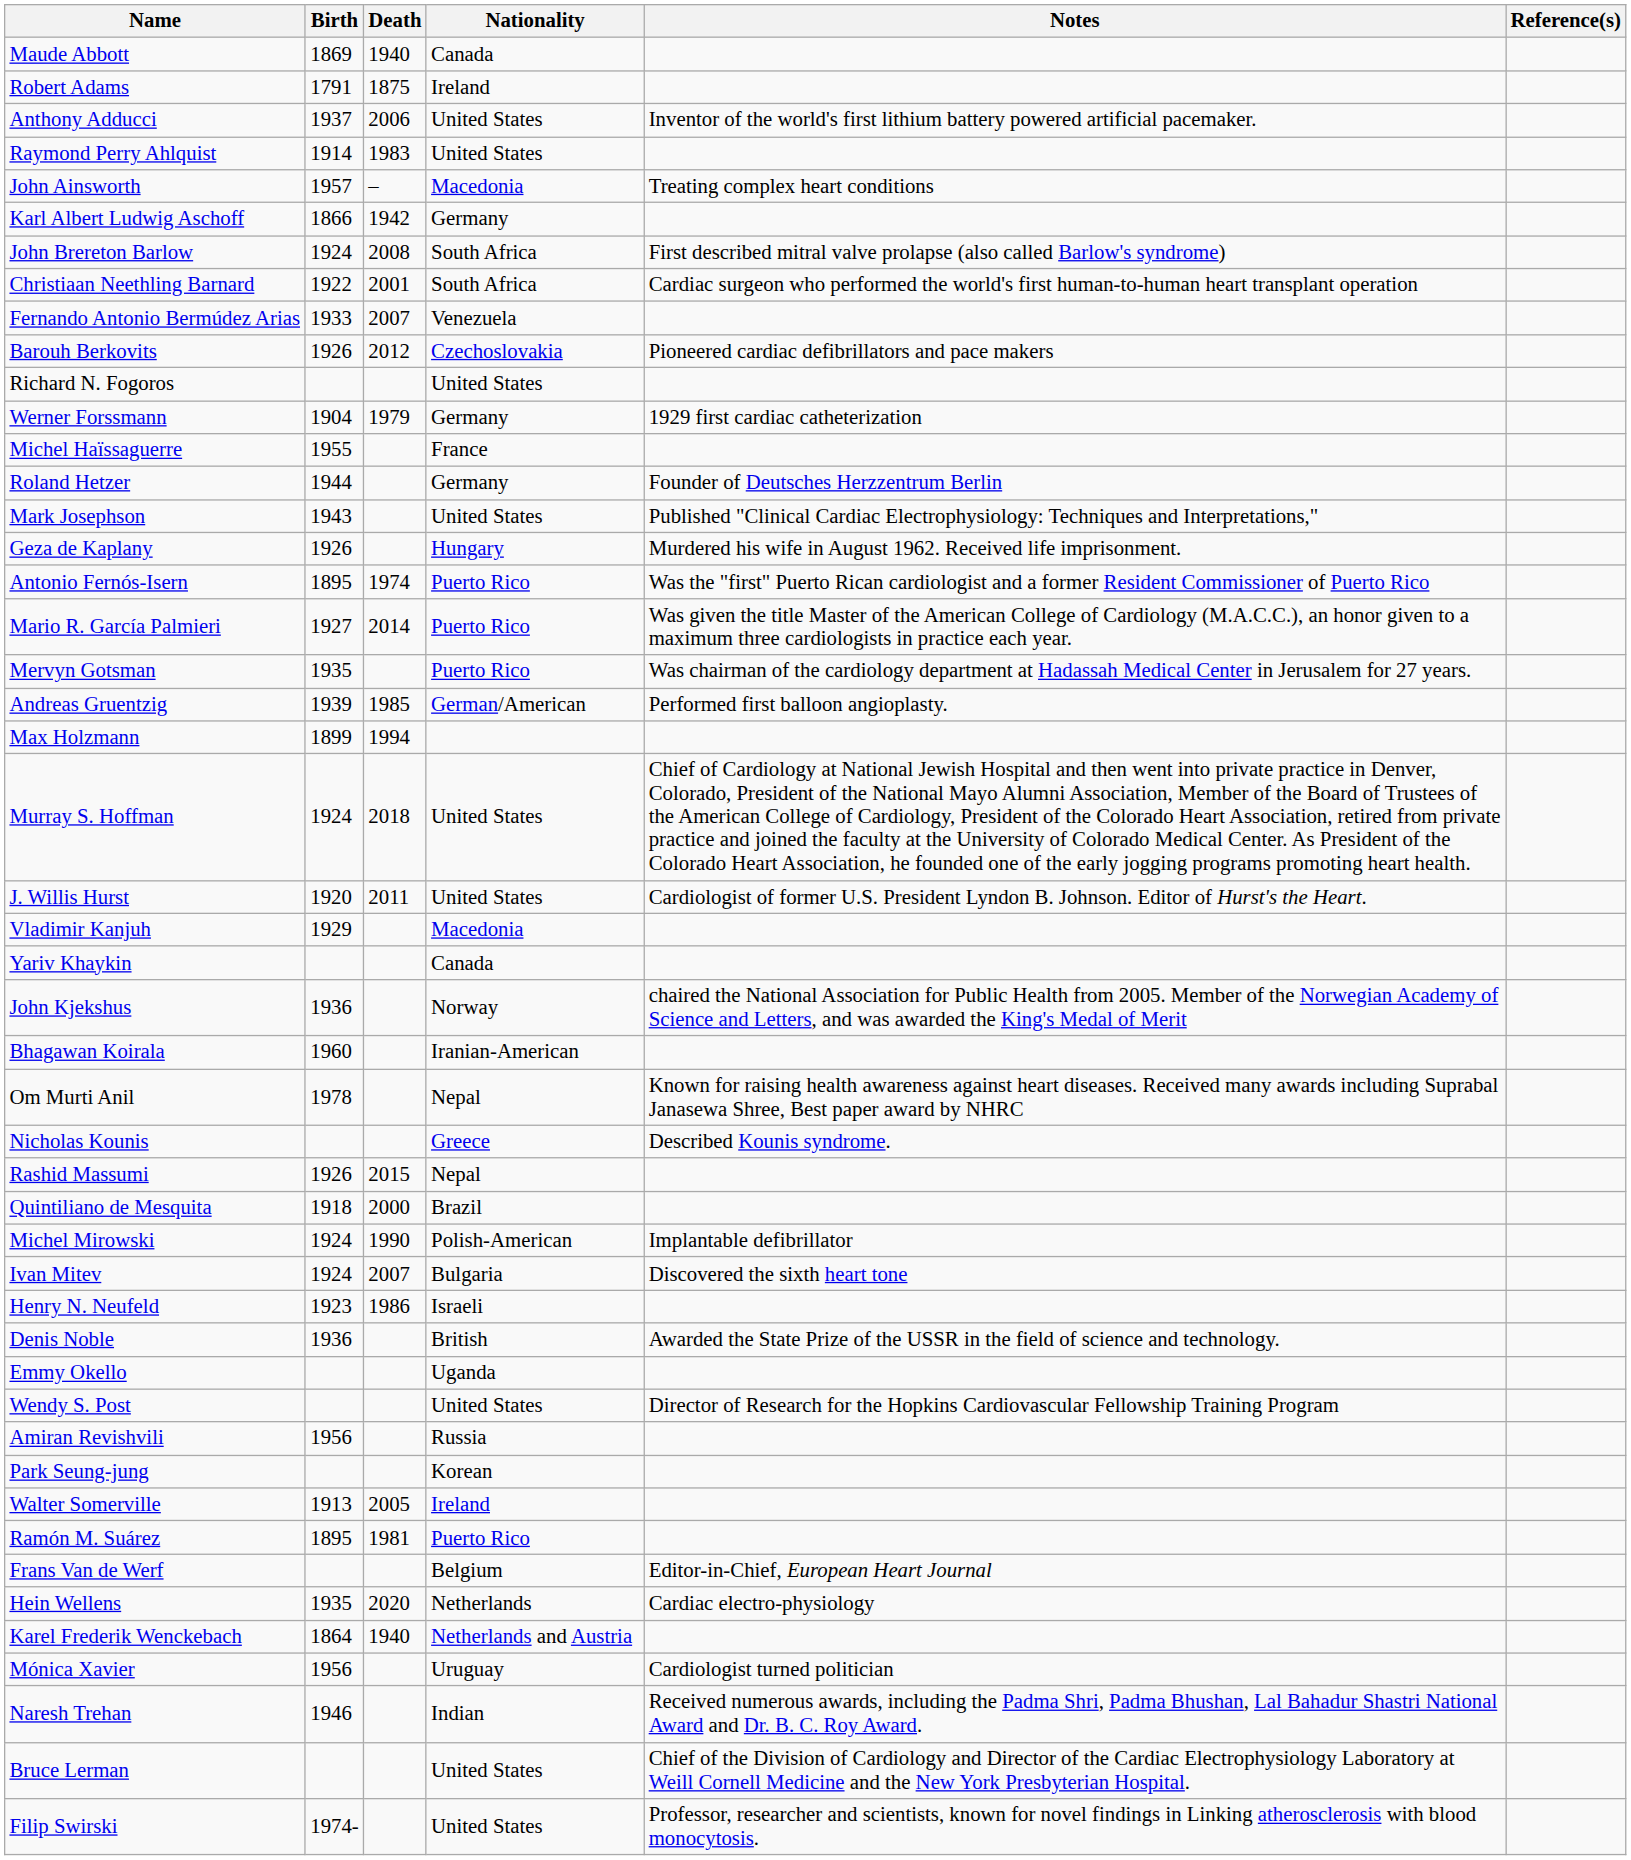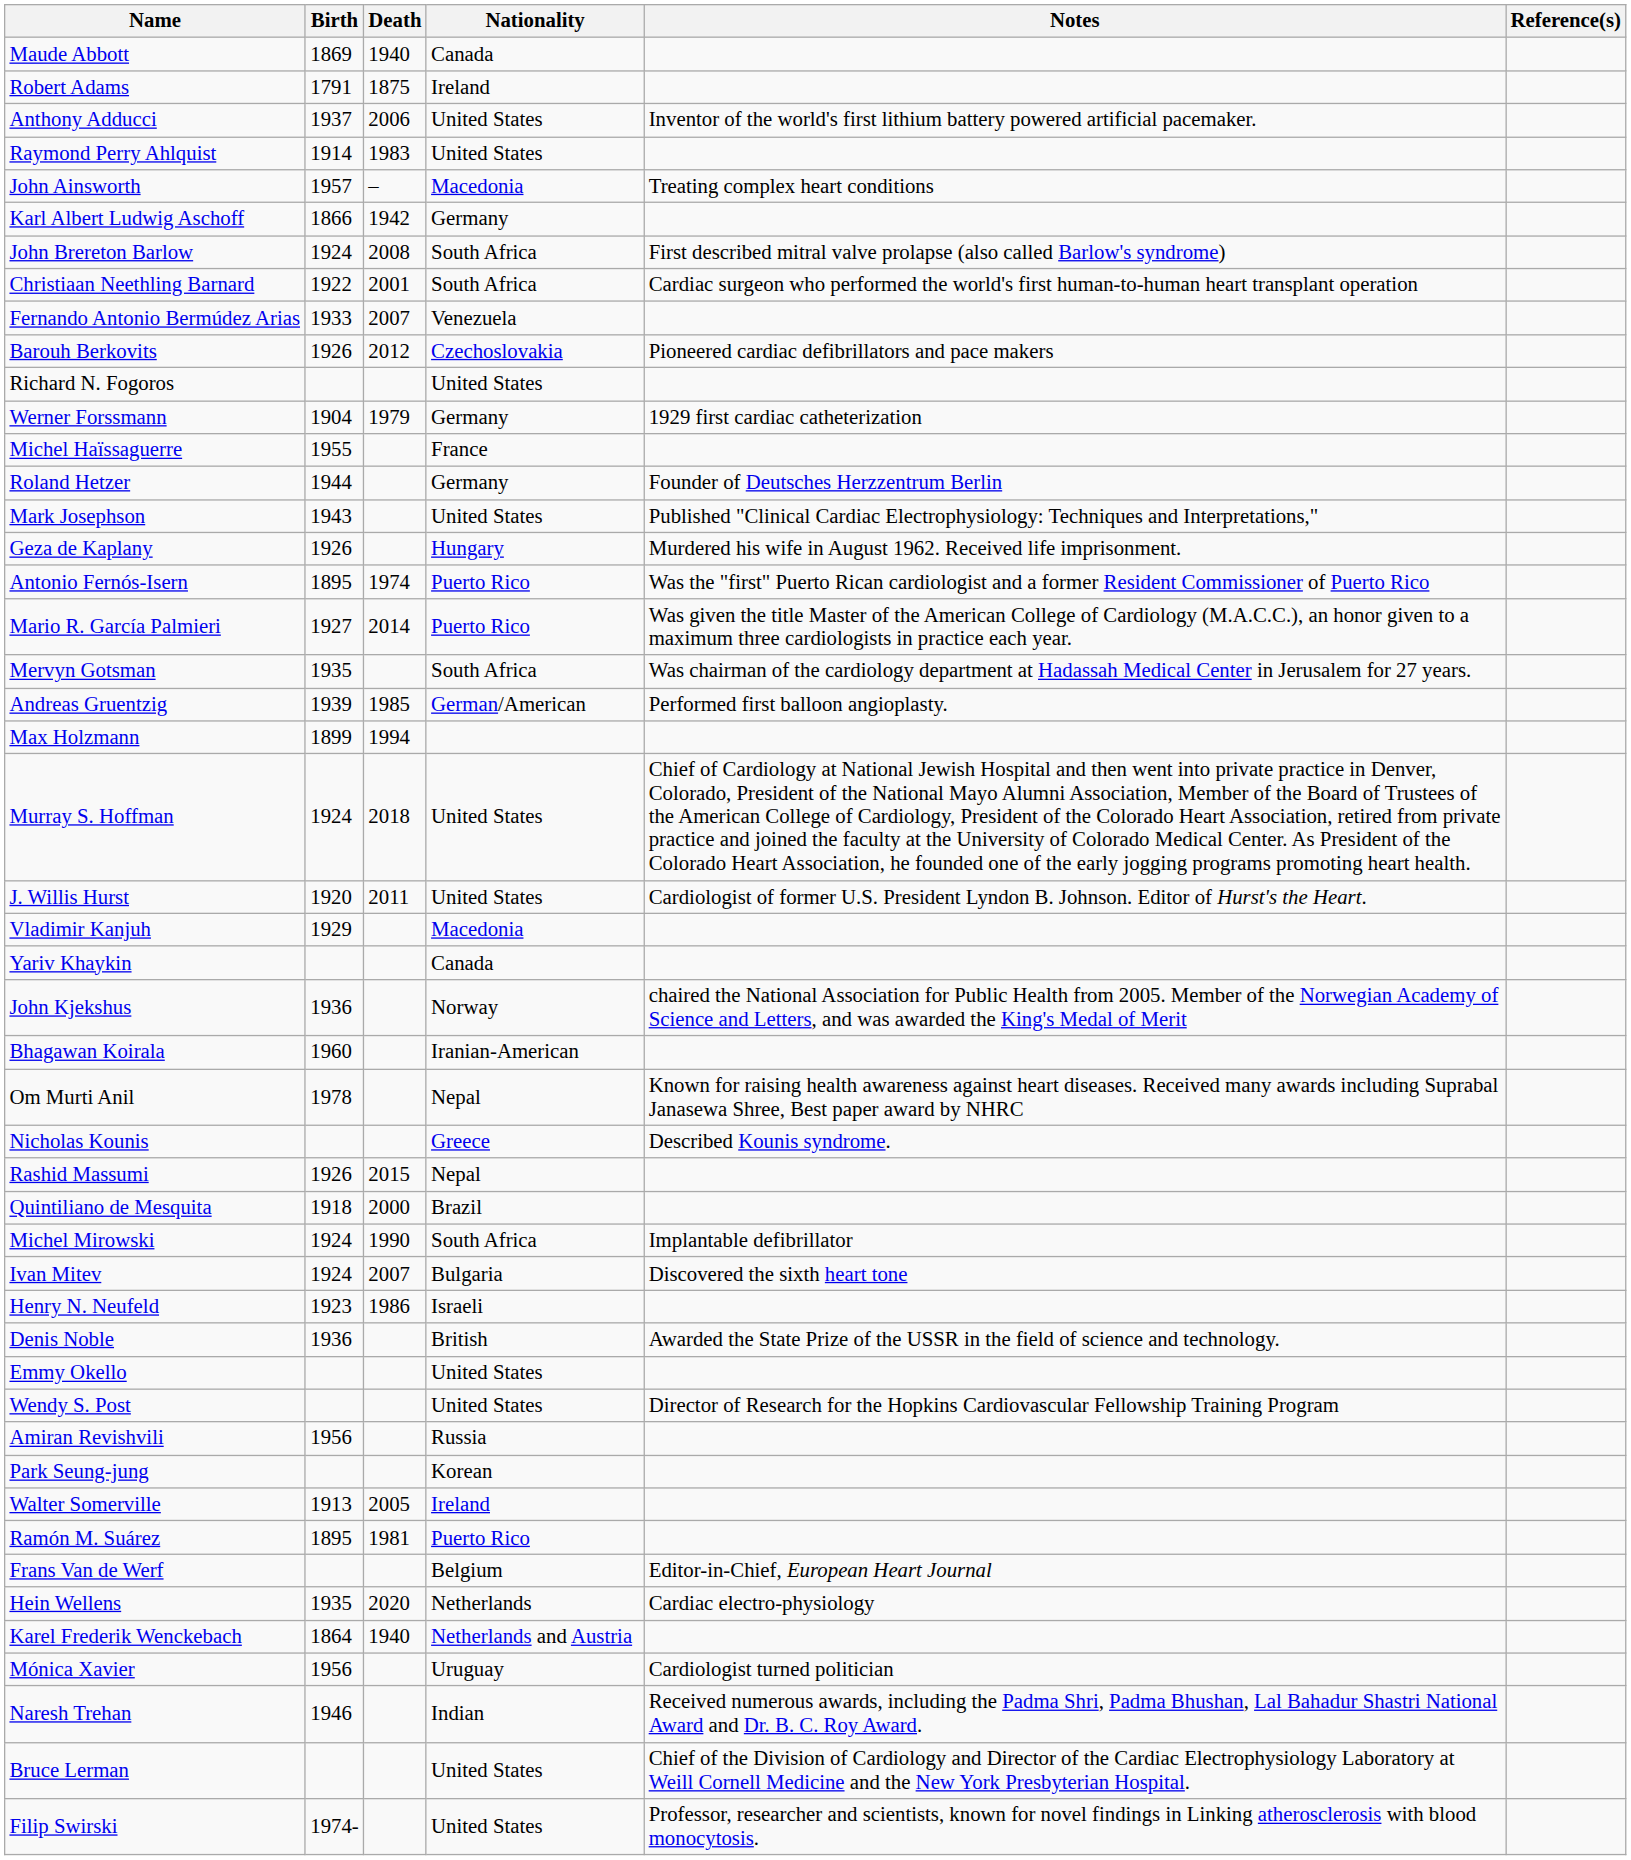(480, 671) Puerto Rico -> (484, 671) South Africa
(502, 1240) Polish-American -> (484, 1240) South Africa
(463, 1372) Uganda -> (487, 1372) United States
